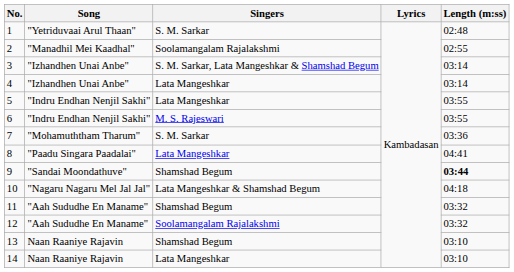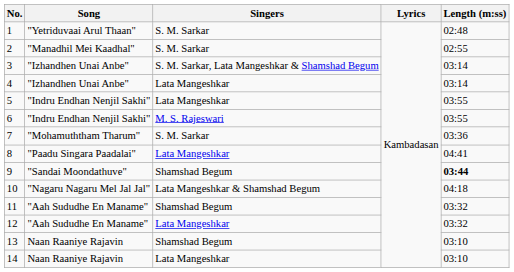(217, 48) Soolamangalam Rajalakshmi -> (182, 48) S. M. Sarkar
(217, 223) Soolamangalam Rajalakshmi -> (192, 223) Lata Mangeshkar
